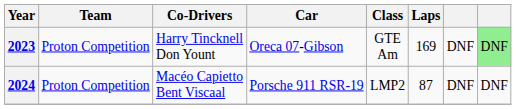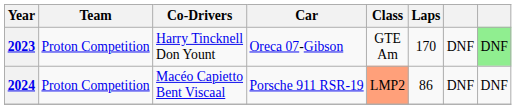(426, 46) 169 -> (426, 46) 170
(388, 85) no background -> (388, 85) lightsalmon background
(426, 85) 87 -> (426, 85) 86
